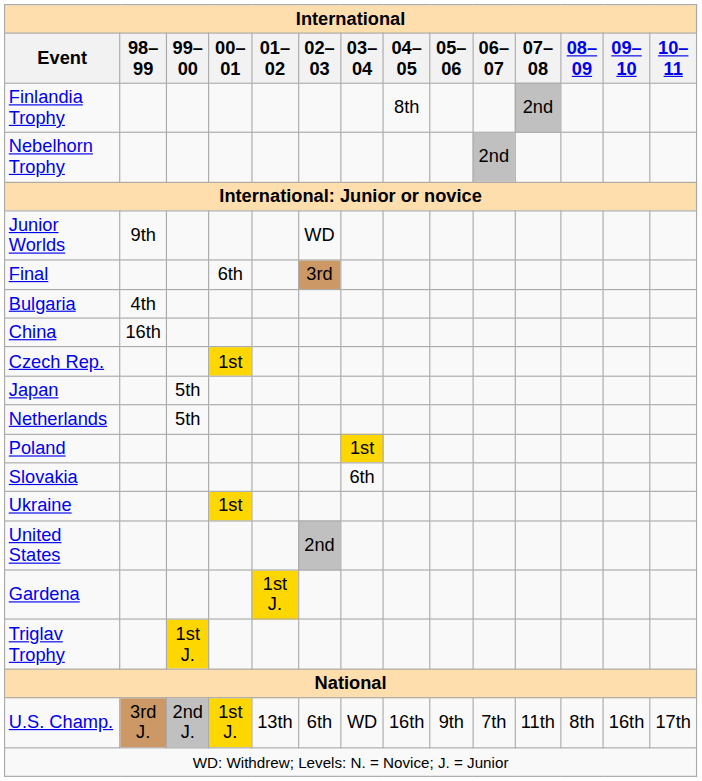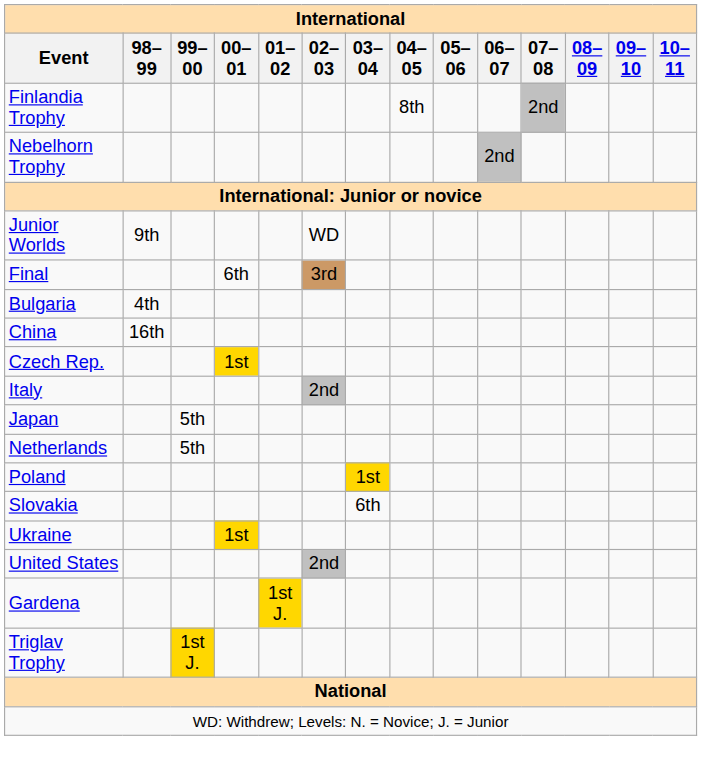+ row: (25, 390)
- row: (61, 722)
